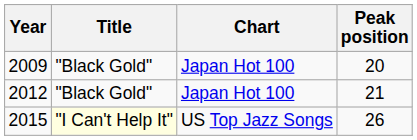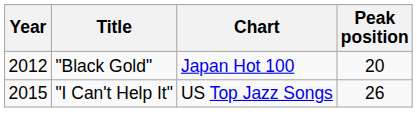(28, 65) 2009 -> (28, 65) 2012
- row: (375, 93)
(114, 120) lightyellow background -> (114, 93) no background
